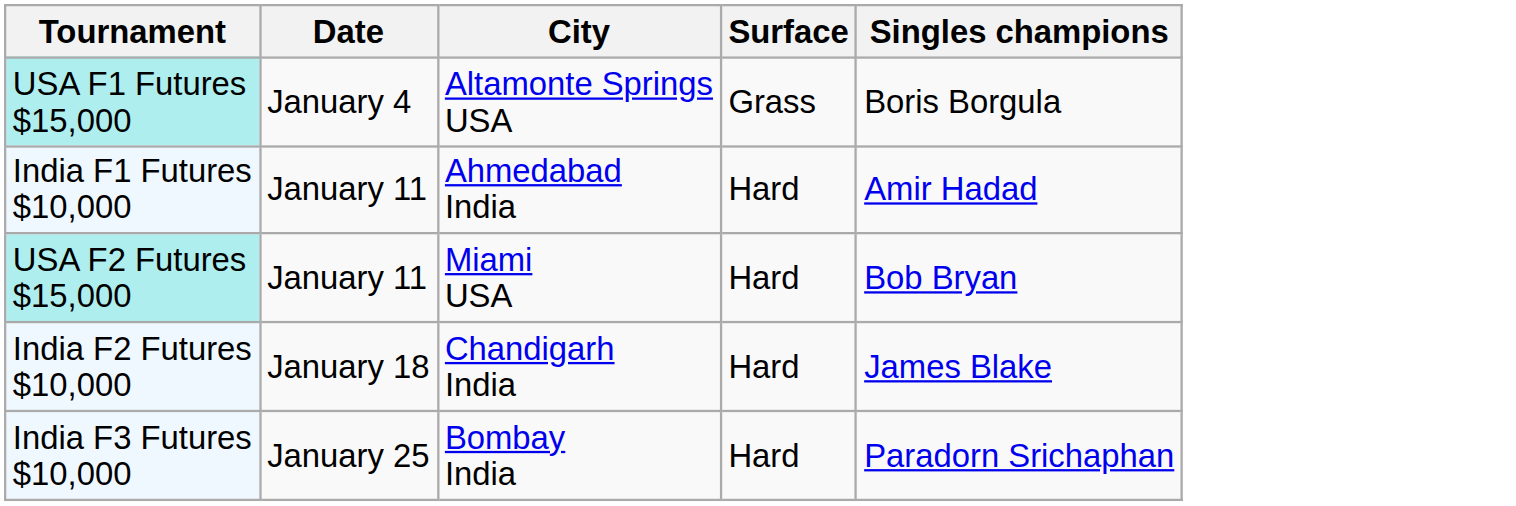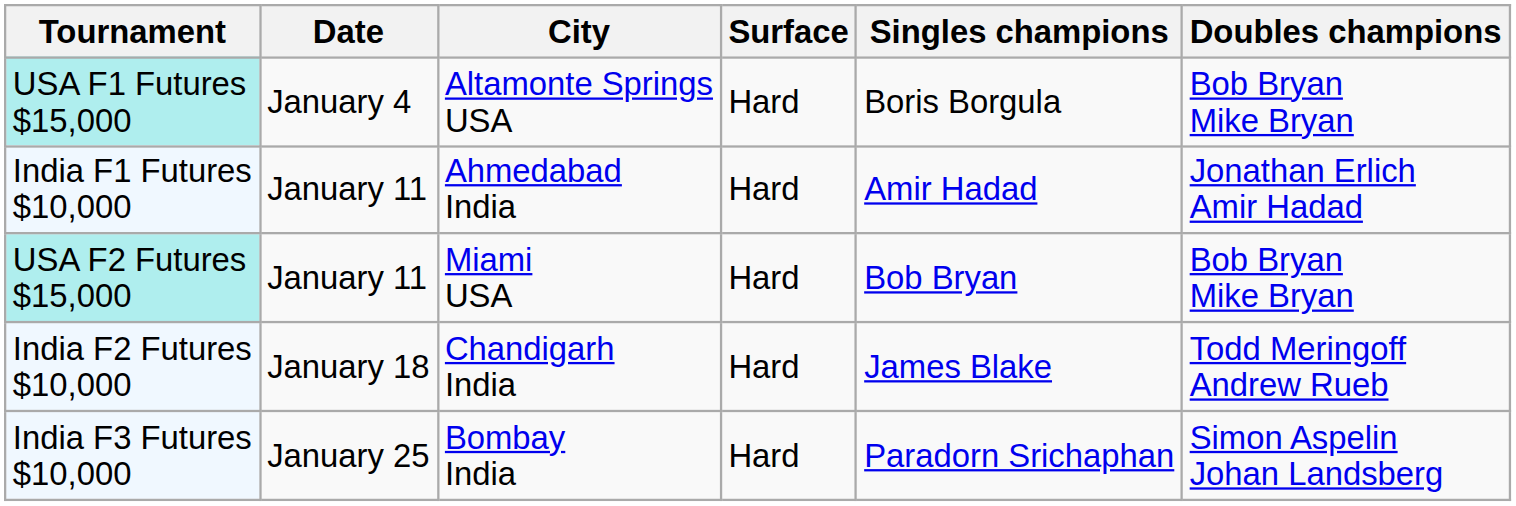+ column: (1346, 31)
(772, 102) Grass -> (764, 102) Hard
